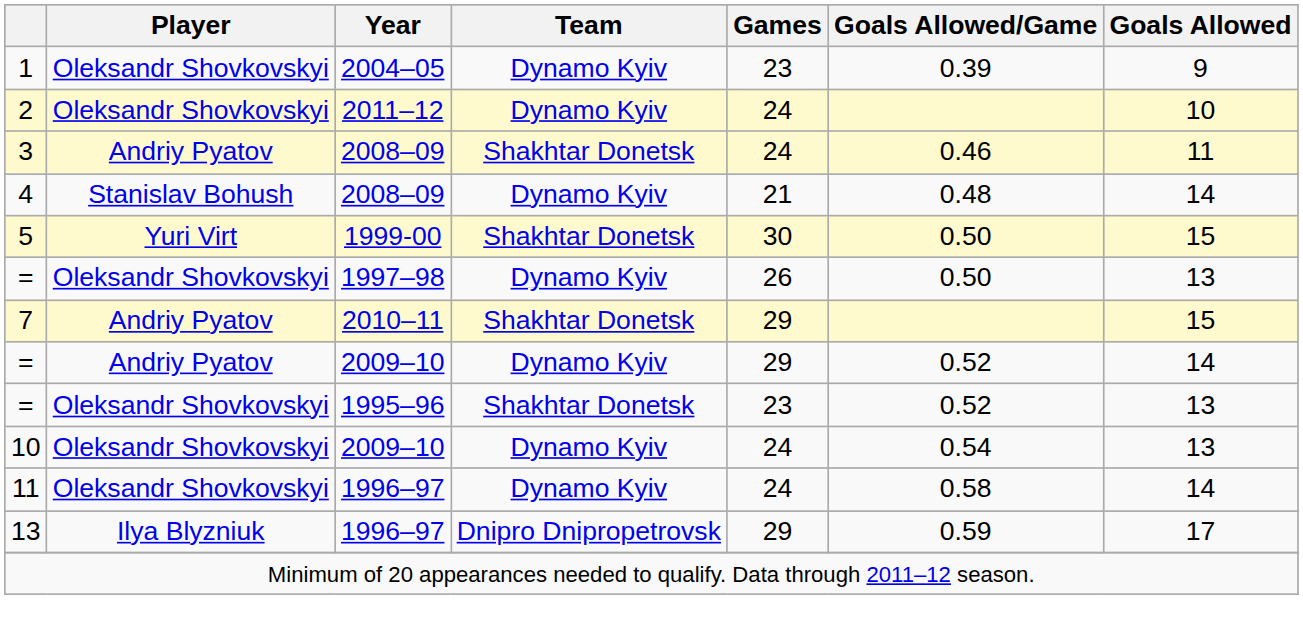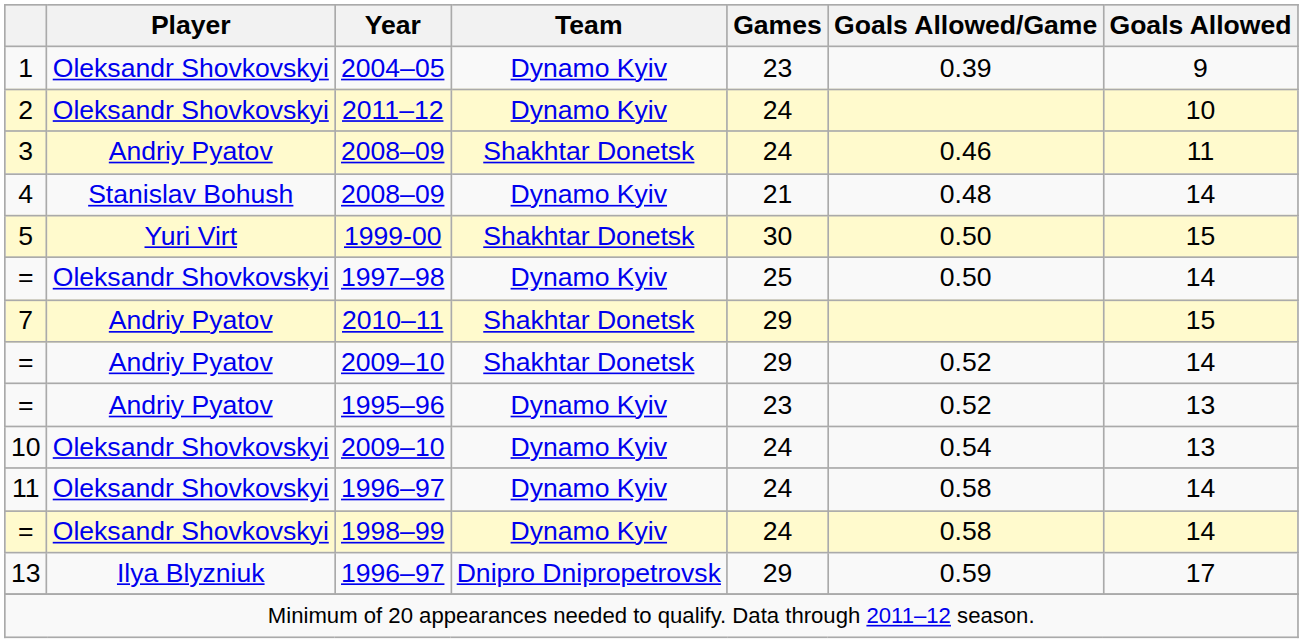(777, 278) 26 -> (777, 278) 25
(1200, 278) 13 -> (1200, 278) 14
(589, 362) Dynamo Kyiv -> (589, 362) Shakhtar Donetsk
(191, 404) Oleksandr Shovkovskyi -> (191, 404) Andriy Pyatov
(589, 404) Shakhtar Donetsk -> (589, 404) Dynamo Kyiv
+ row: (26, 531)
